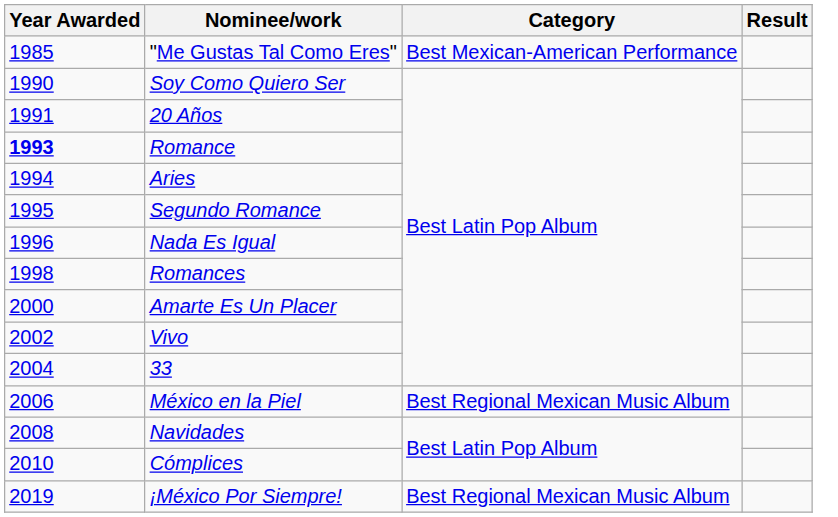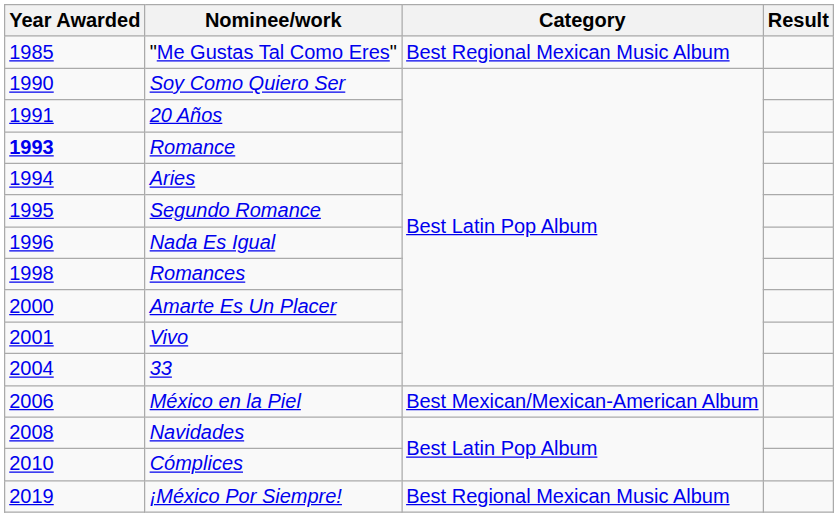(572, 52) Best Mexican-American Performance -> (568, 52) Best Regional Mexican Music Album
(31, 337) 2002 -> (31, 337) 2001
(568, 400) Best Regional Mexican Music Album -> (582, 400) Best Mexican/Mexican-American Album
